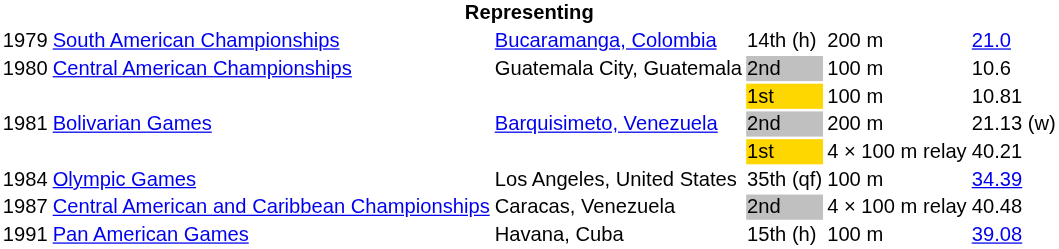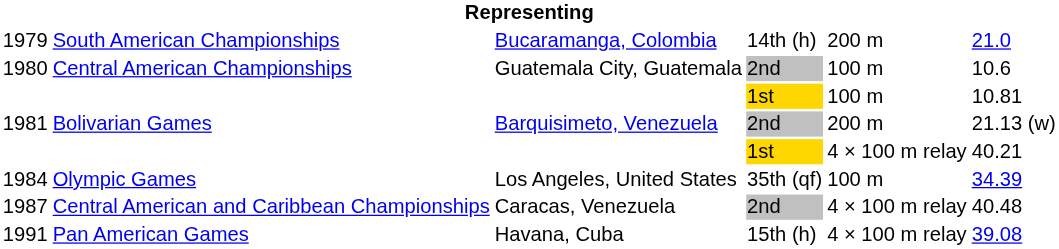(855, 234) 100 m -> (897, 234) 4 × 100 m relay
